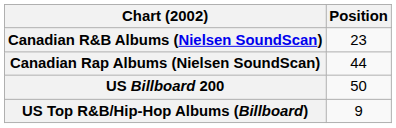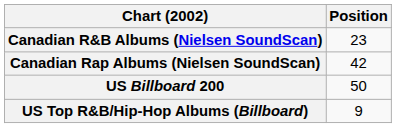(359, 63) 44 -> (359, 63) 42
